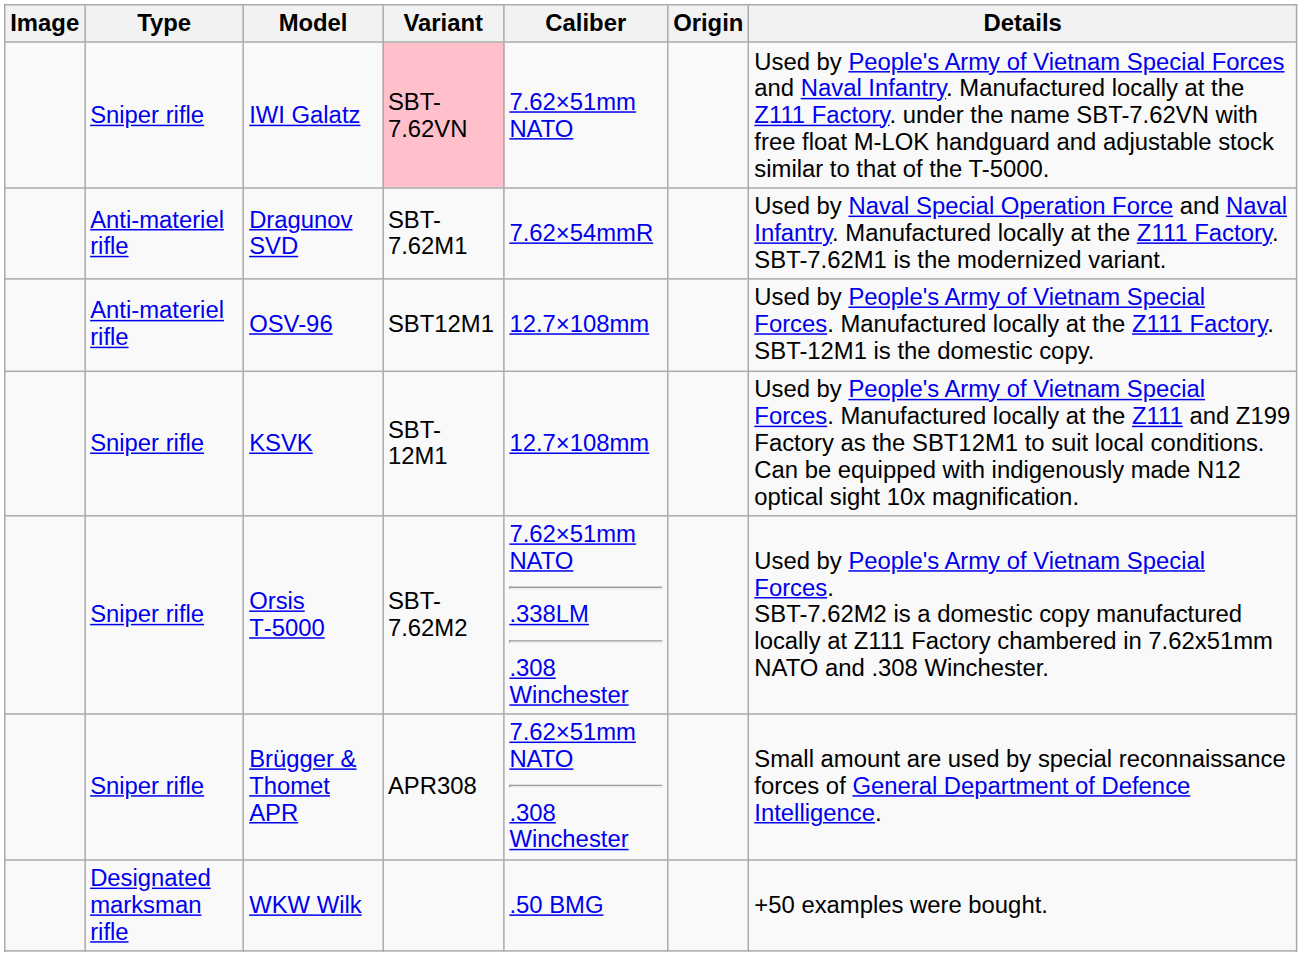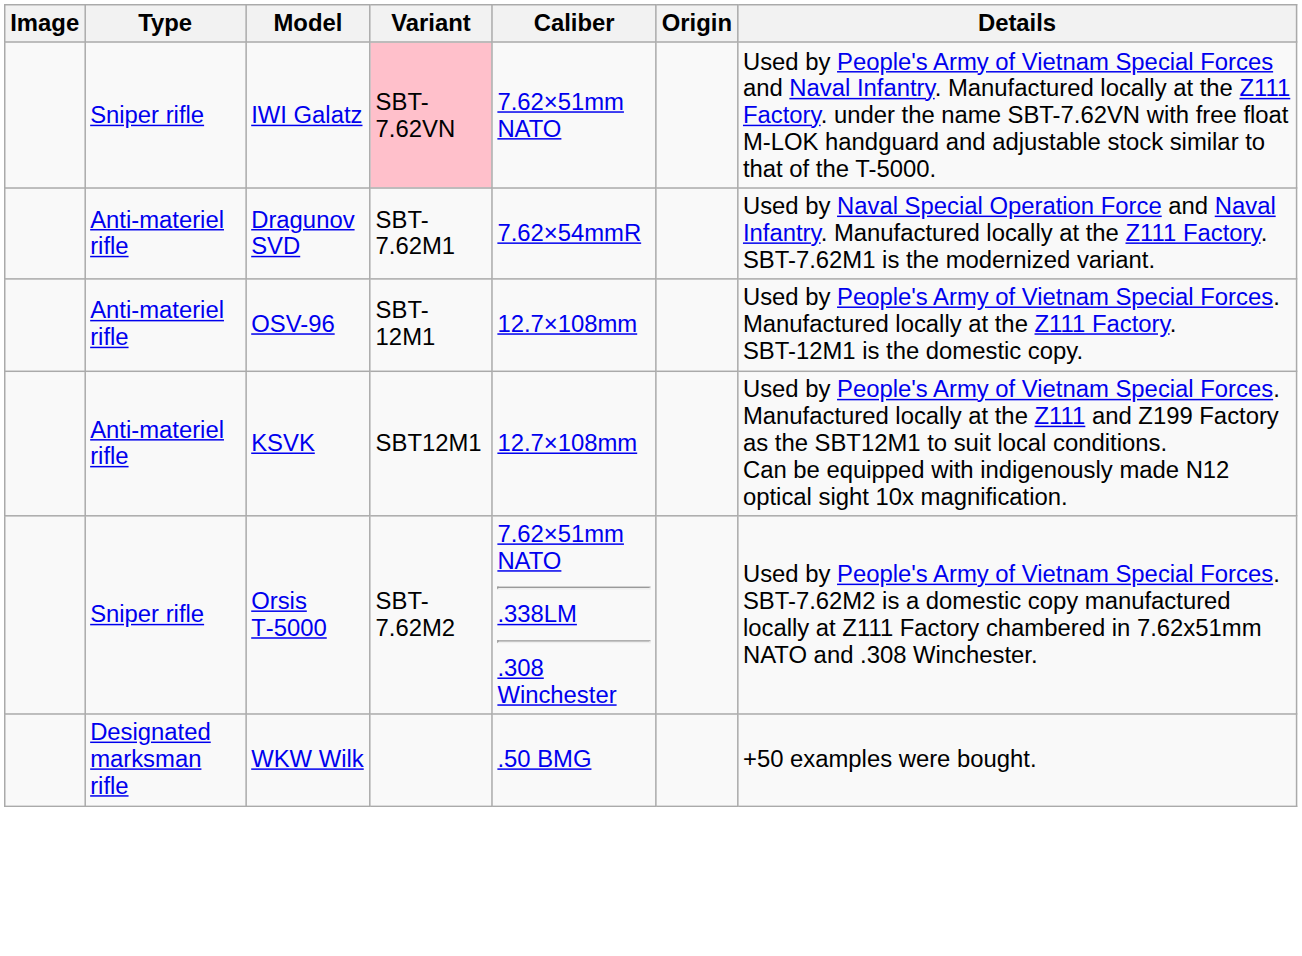(441, 324) SBT12M1 -> (405, 324) SBT-12M1
(147, 442) Sniper rifle -> (157, 442) Anti-materiel rifle
(418, 442) SBT-12M1 -> (429, 442) SBT12M1
- row: (303, 786)
